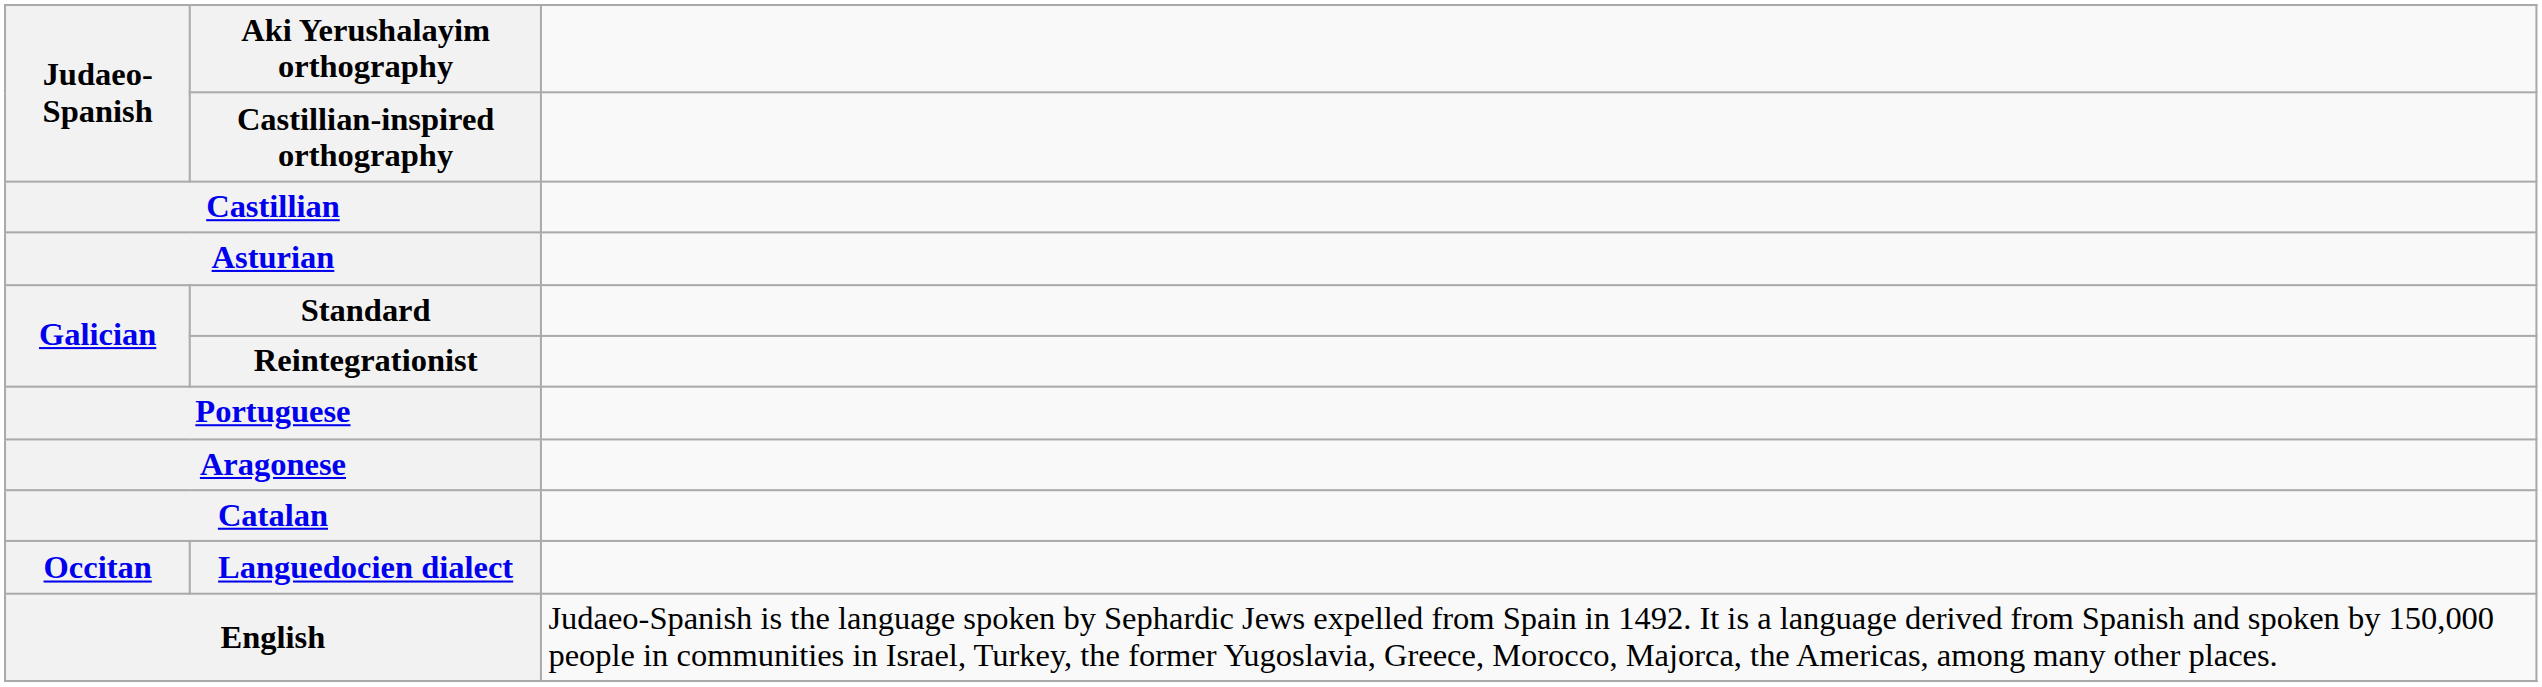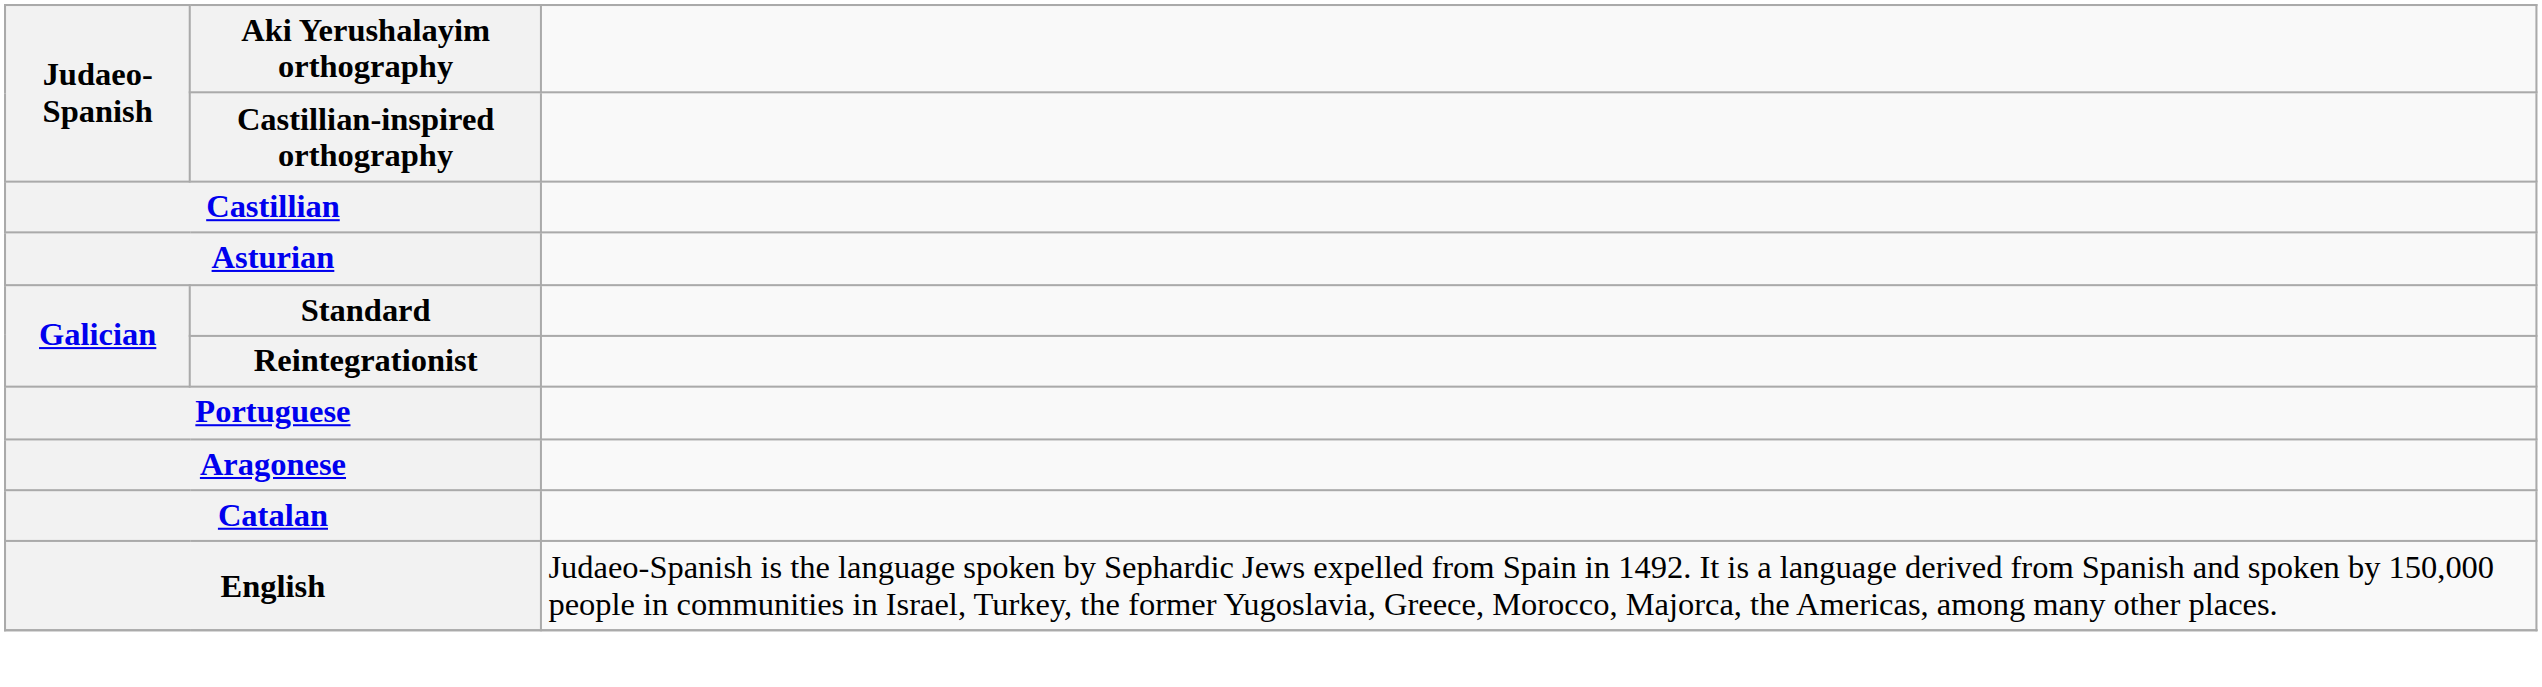- row: (366, 566)
